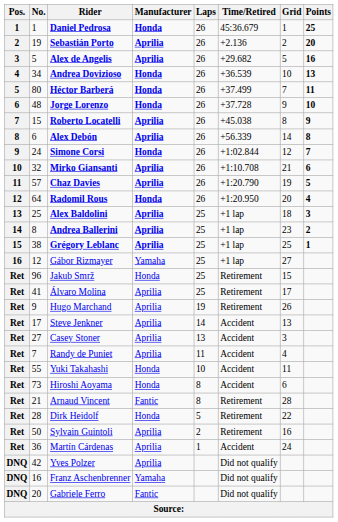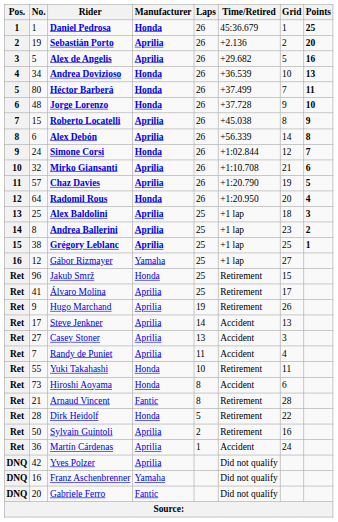(237, 369) Accident -> (241, 369) Retirement
